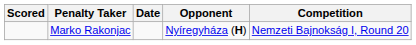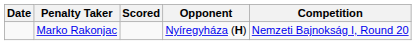columns swapped: (148, 13) <-> (26, 13)
